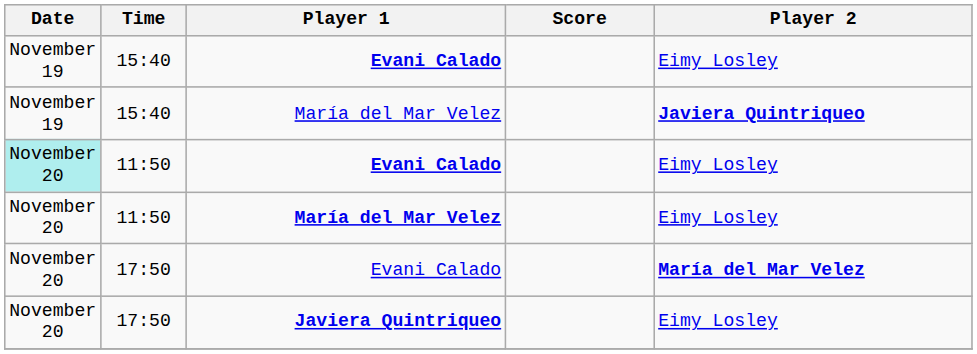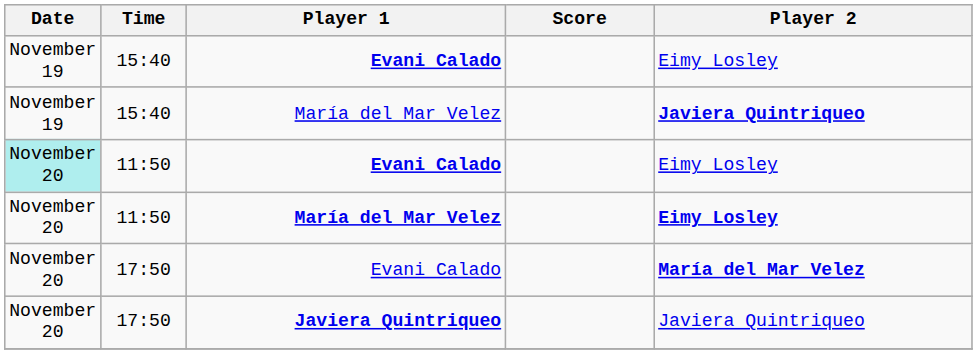(718, 218) normal -> (718, 218) bold
(718, 322) Eimy Losley -> (761, 322) Javiera Quintriqueo
